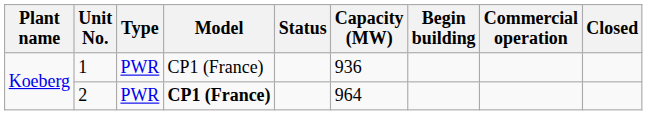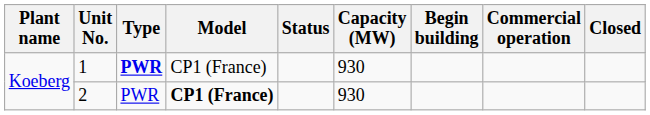(140, 67) normal -> (141, 67) bold
(348, 67) 936 -> (351, 67) 930
(348, 95) 964 -> (351, 95) 930
